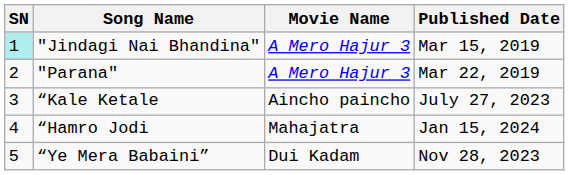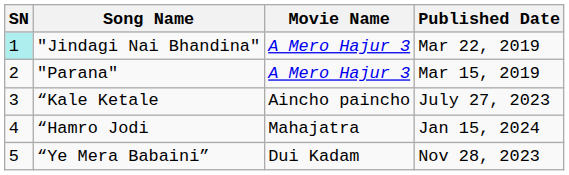(479, 46) Mar 15, 2019 -> (479, 46) Mar 22, 2019
(479, 74) Mar 22, 2019 -> (479, 74) Mar 15, 2019
